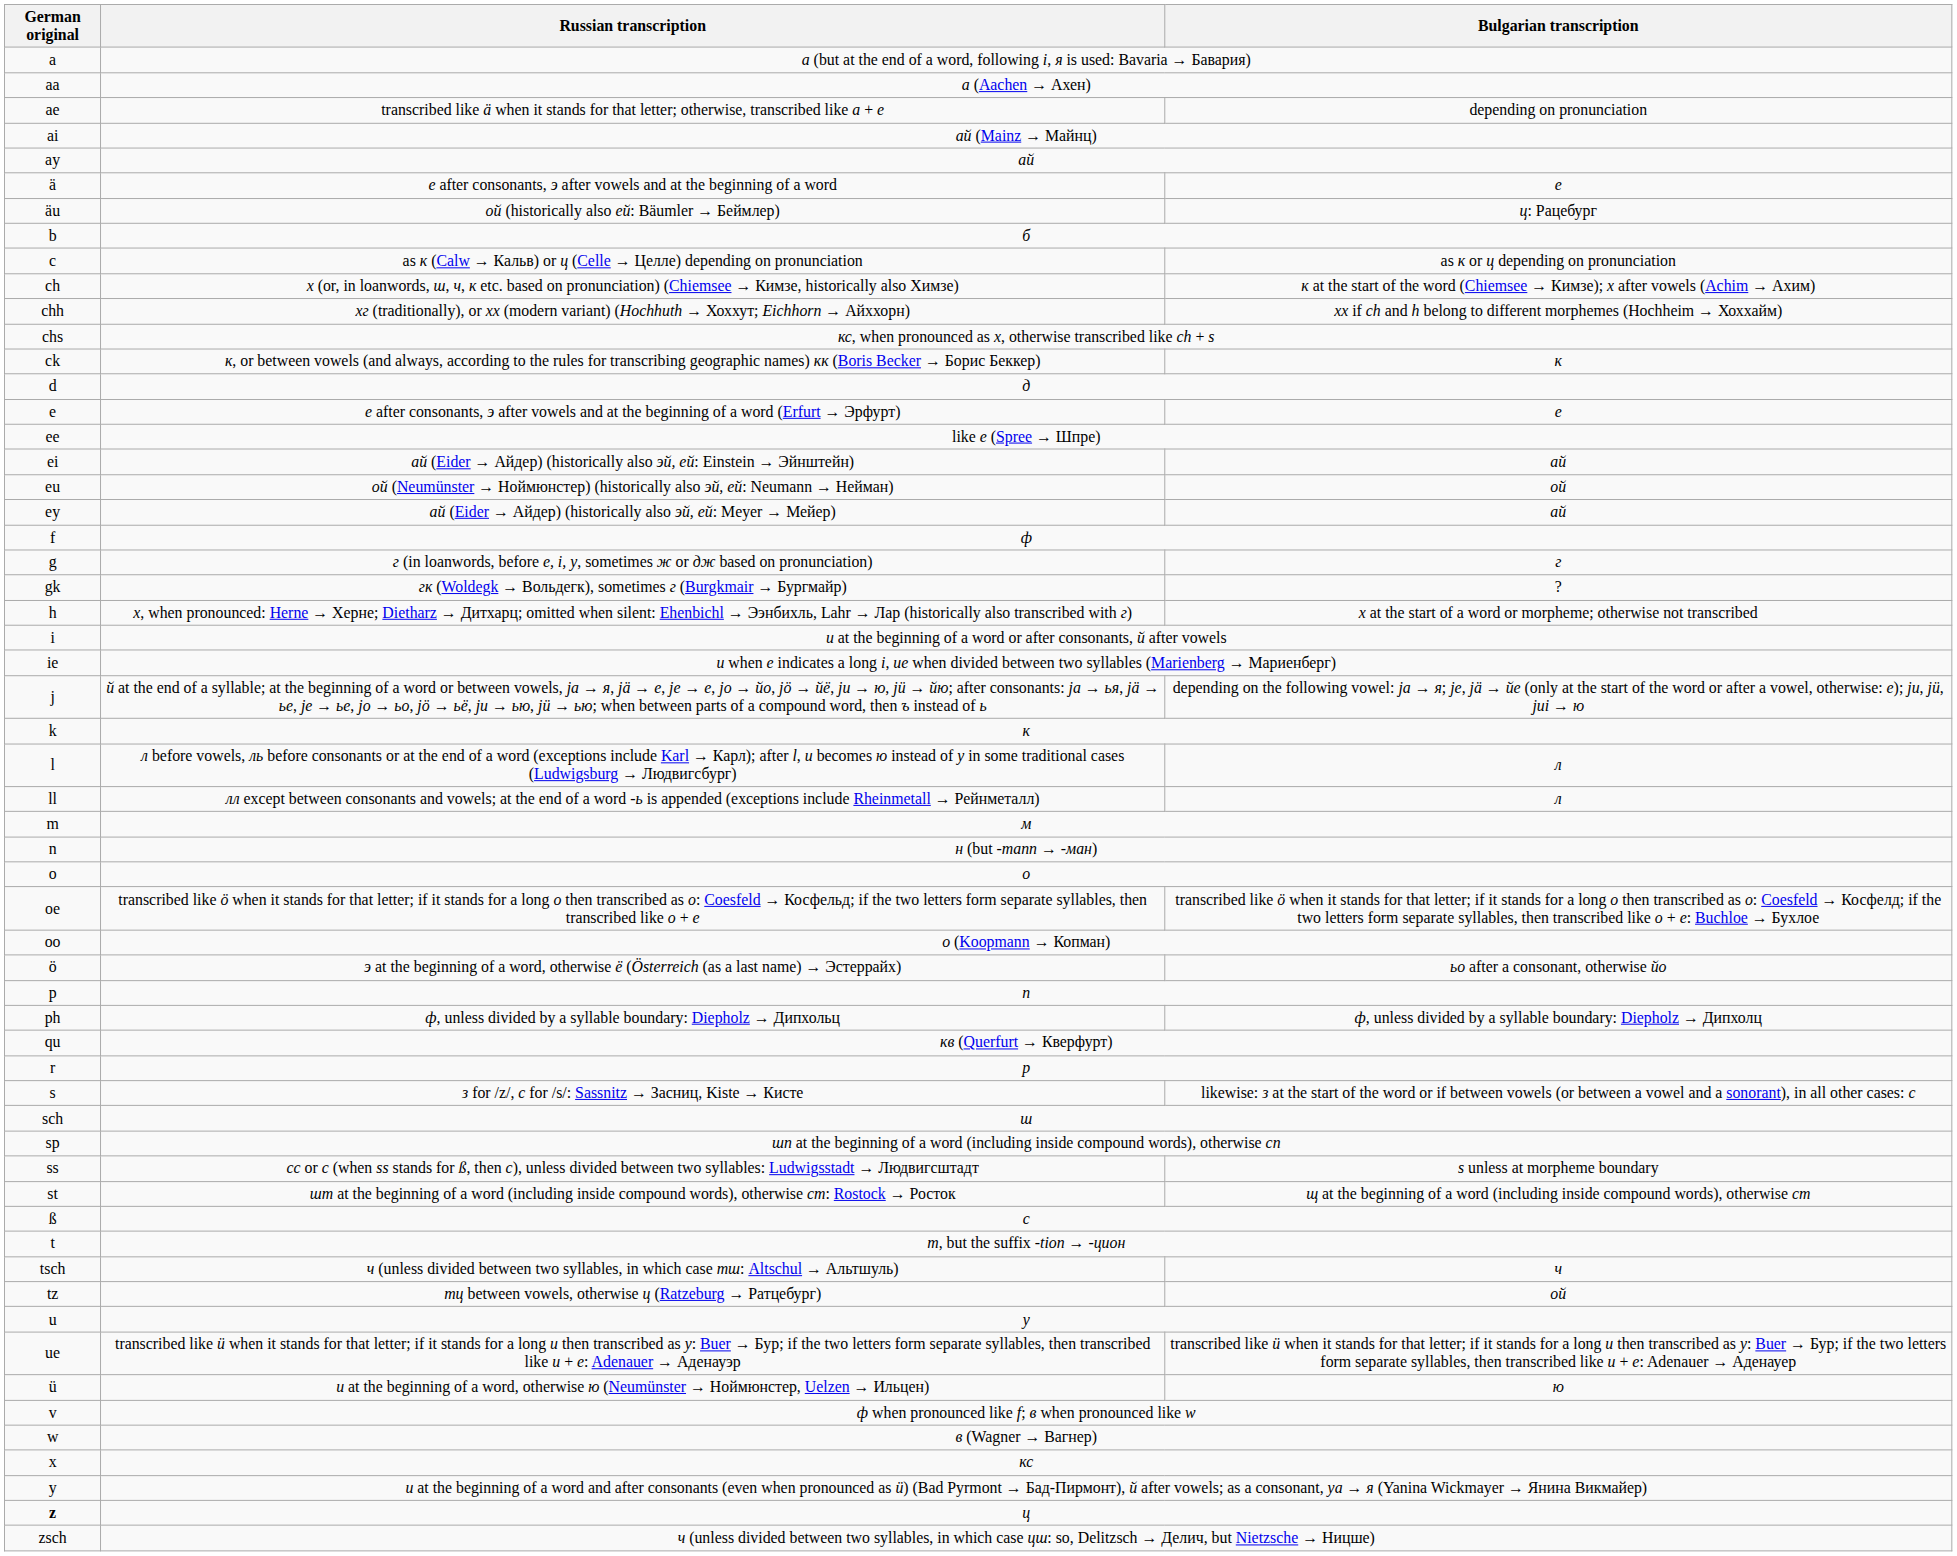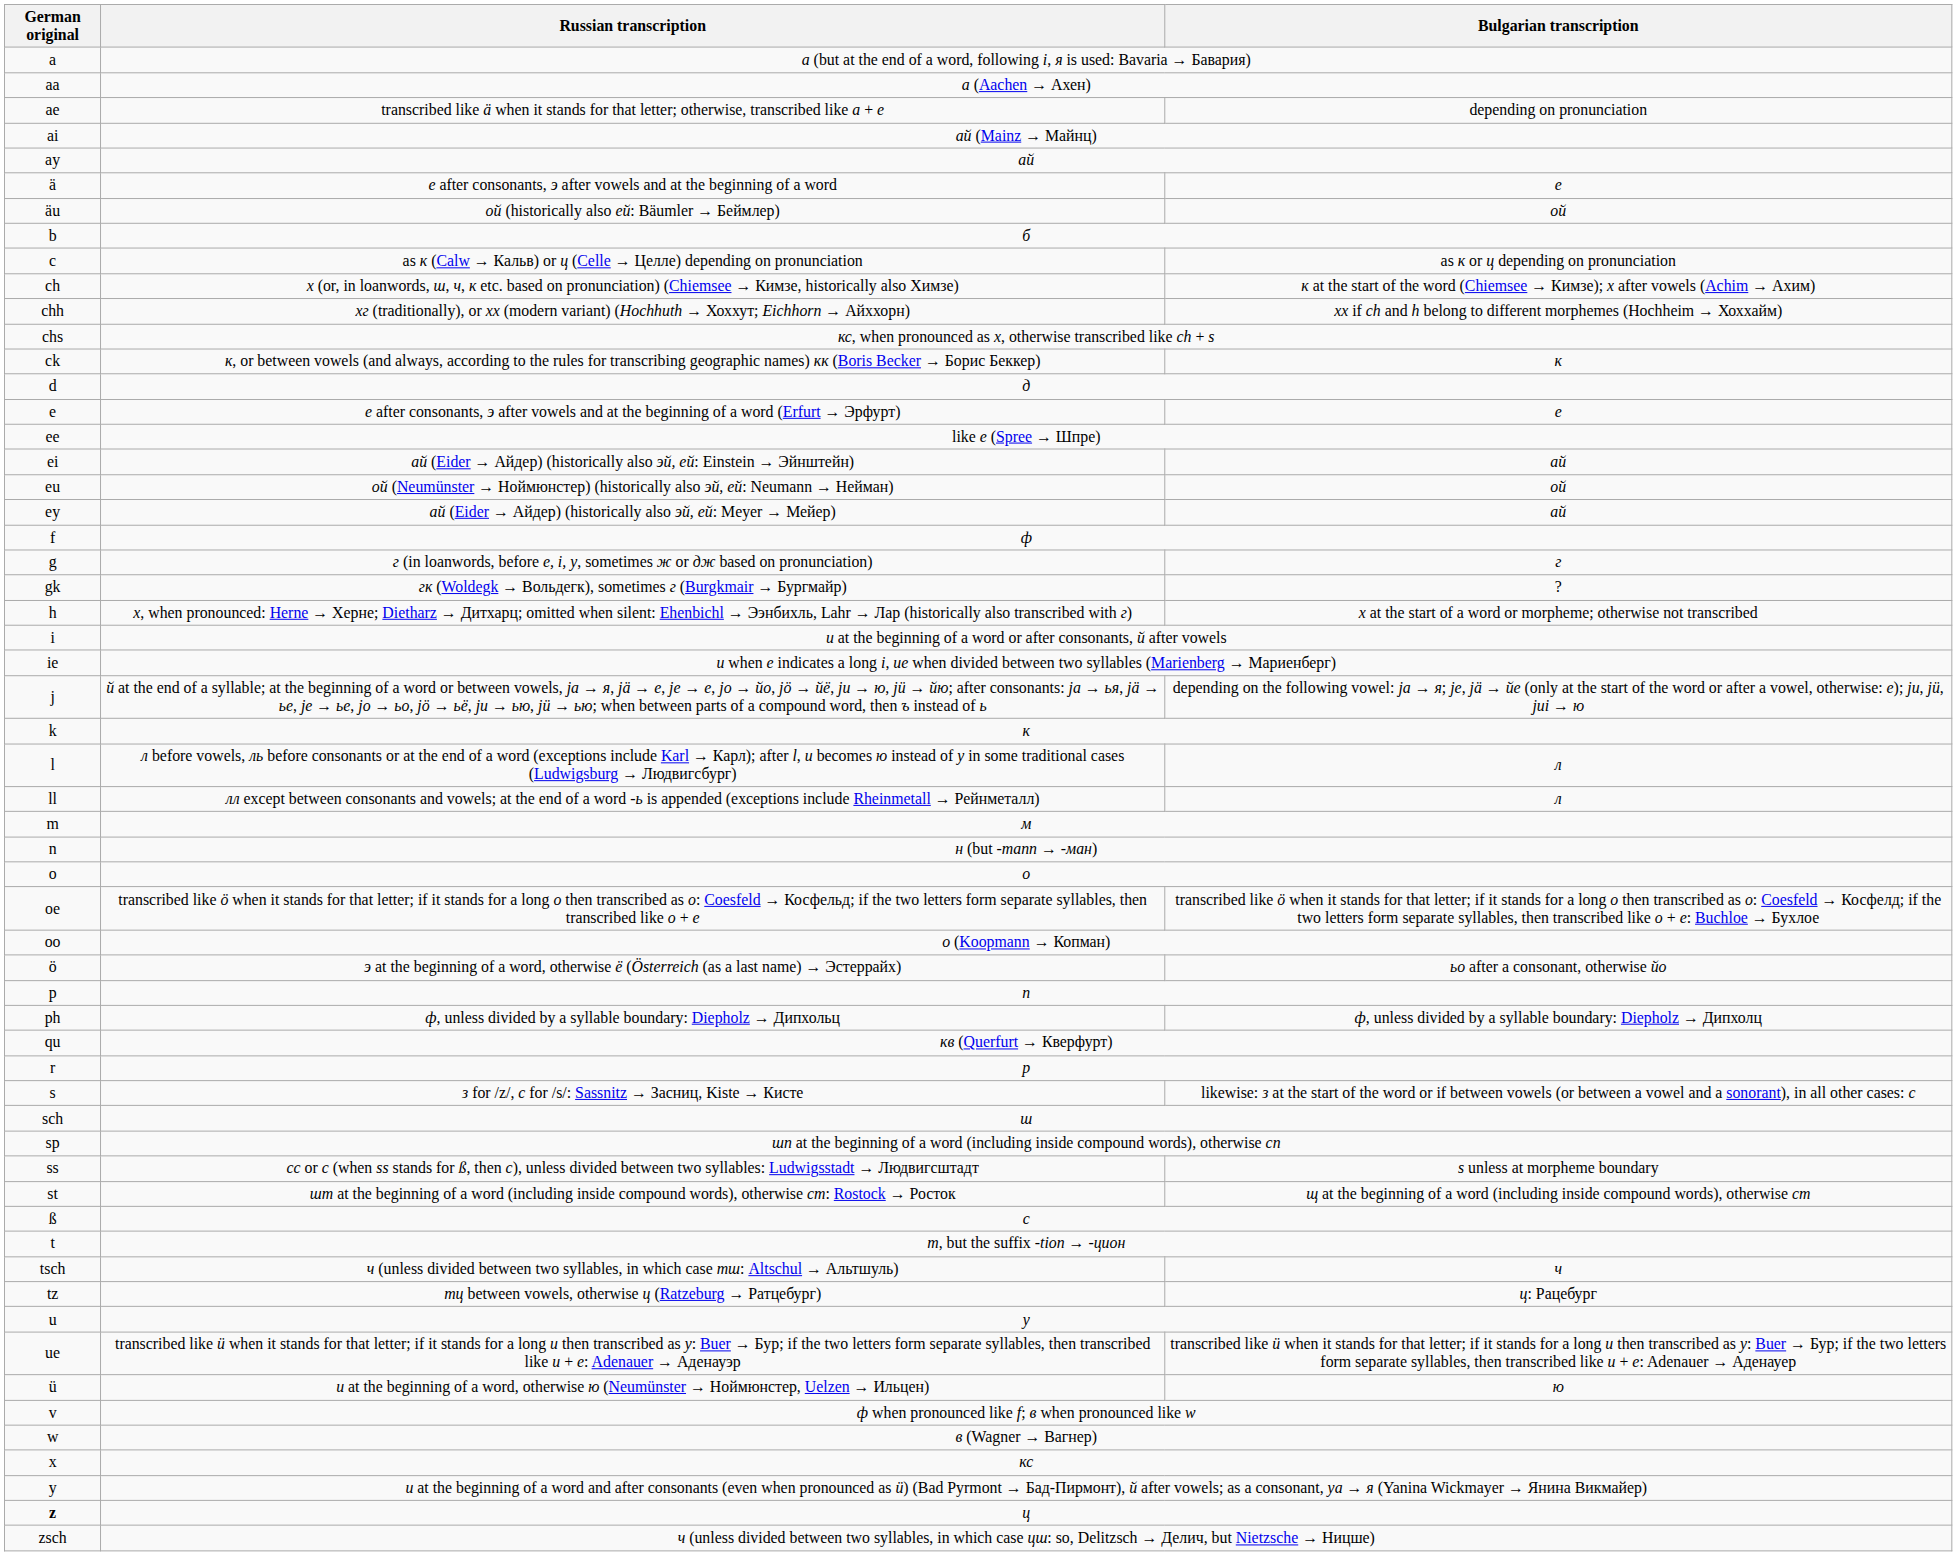(1558, 210) ц: Рацебург -> (1558, 210) ой
(1558, 1294) ой -> (1558, 1294) ц: Рацебург
